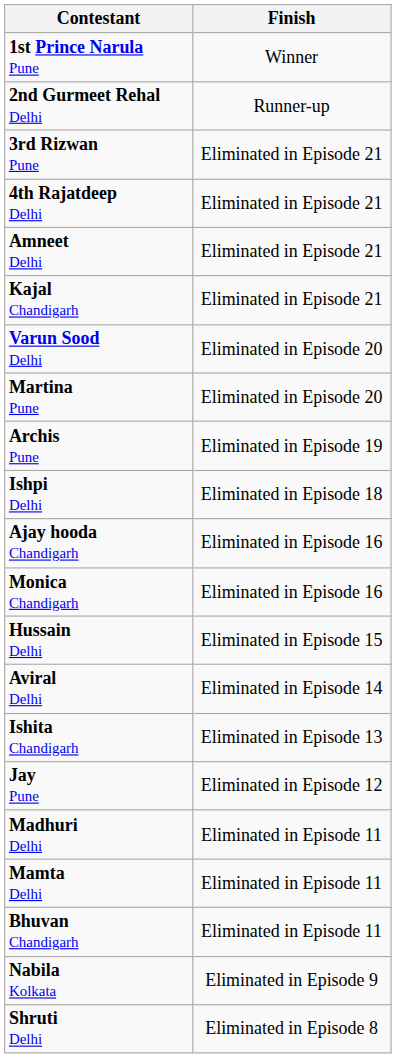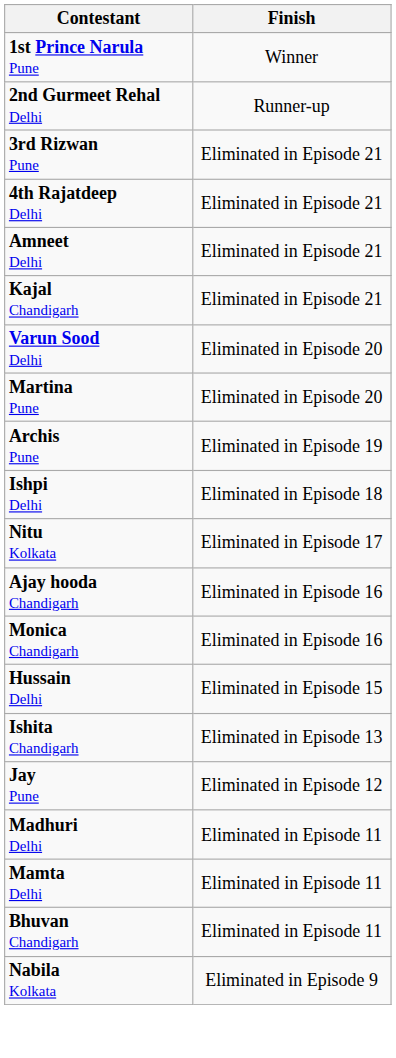+ row: (33, 543)
- row: (33, 688)
- row: (33, 1028)
